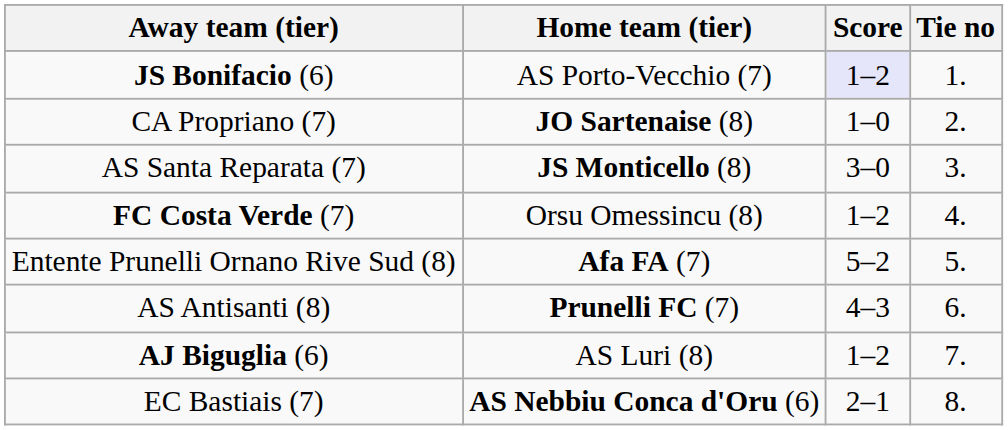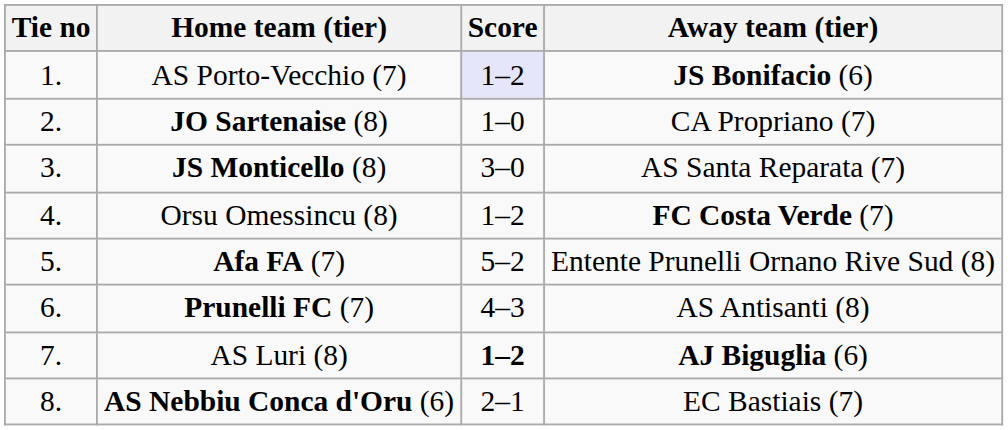columns swapped: (956, 27) <-> (234, 27)
(868, 354) normal -> (503, 354) bold
